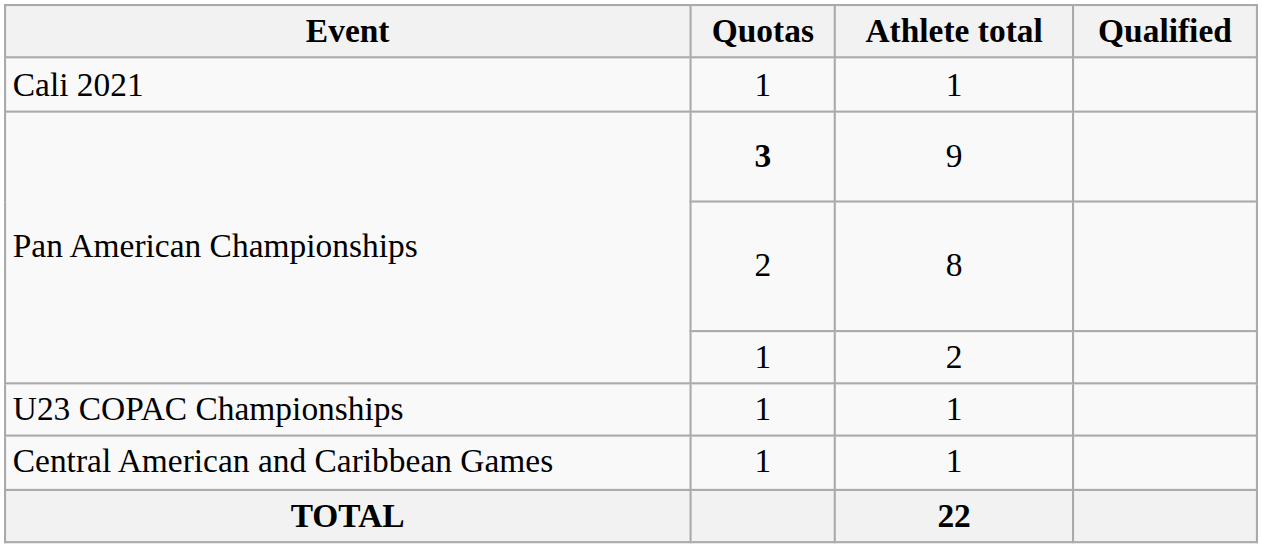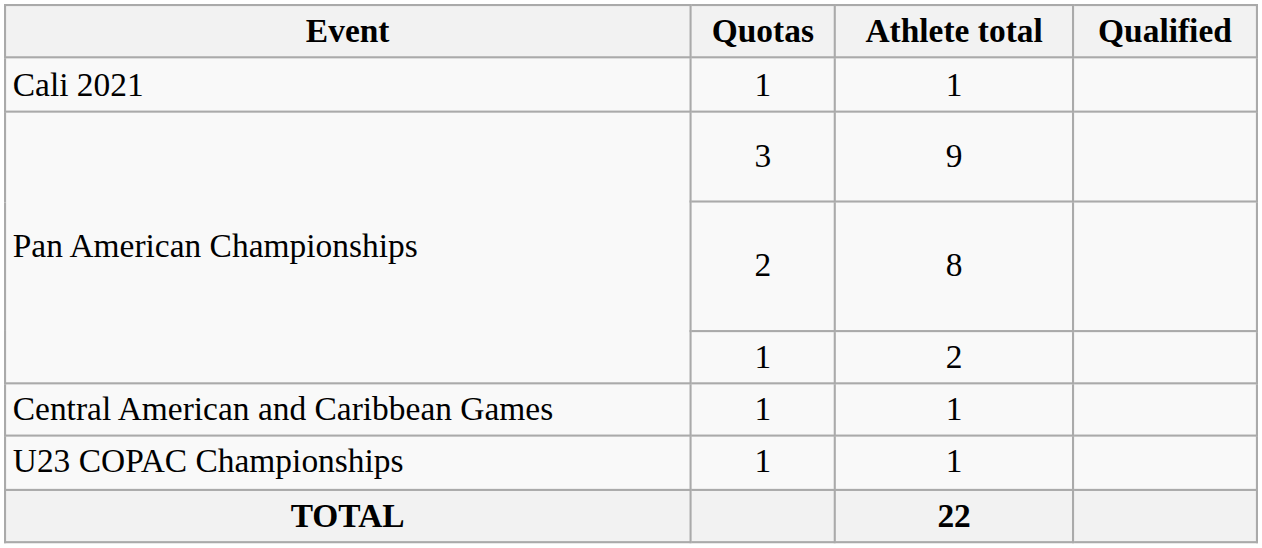(763, 155) bold -> (763, 155) normal
rows swapped: (208, 409) <-> (283, 462)
